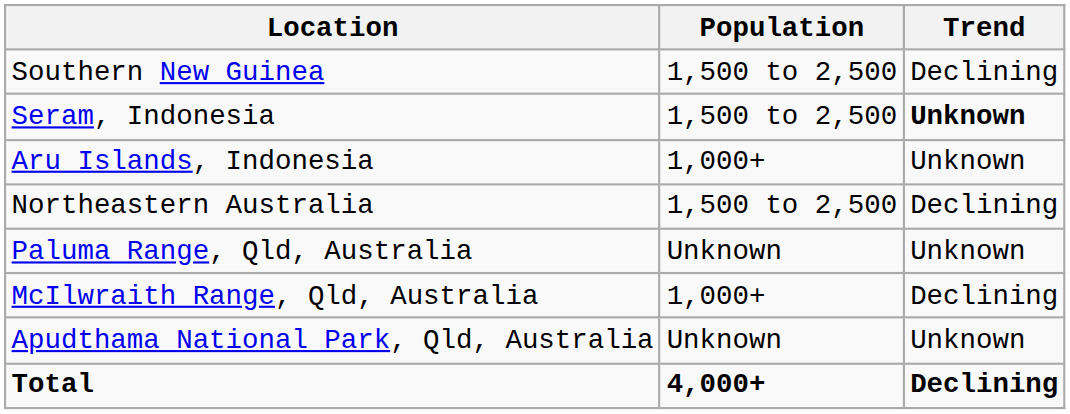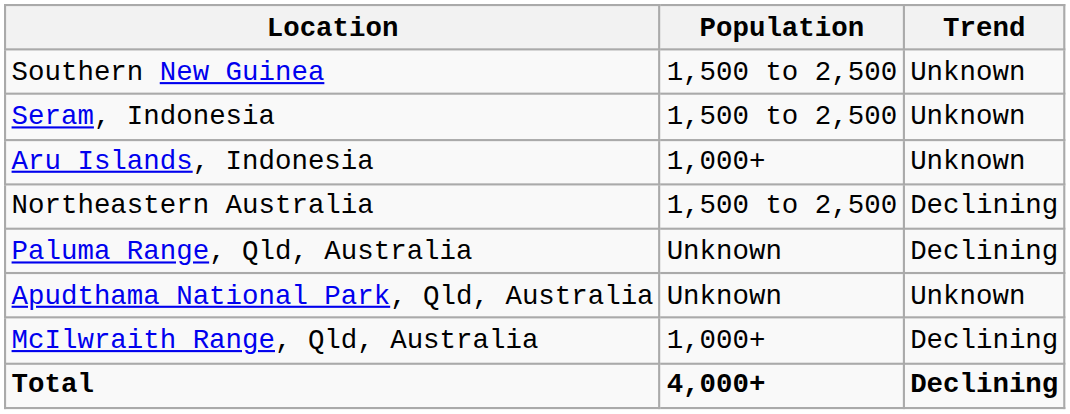(984, 72) Declining -> (968, 72) Unknown
(968, 117) bold -> (968, 117) normal
(968, 251) Unknown -> (984, 251) Declining
rows swapped: (275, 296) <-> (333, 340)
